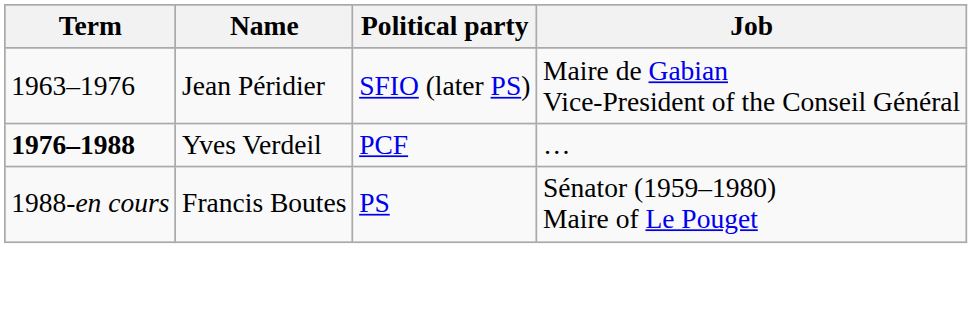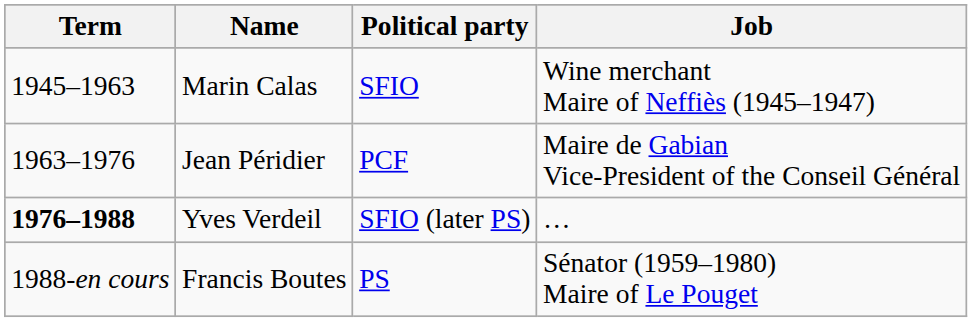+ row: (250, 85)
(445, 85) SFIO (later PS) -> (384, 160) PCF
(384, 144) PCF -> (445, 219) SFIO (later PS)
